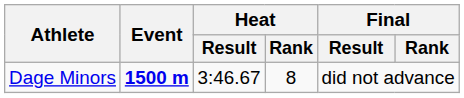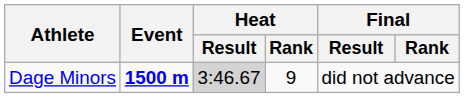(229, 78) no background -> (229, 78) lightgrey background
(291, 78) 8 -> (291, 78) 9
